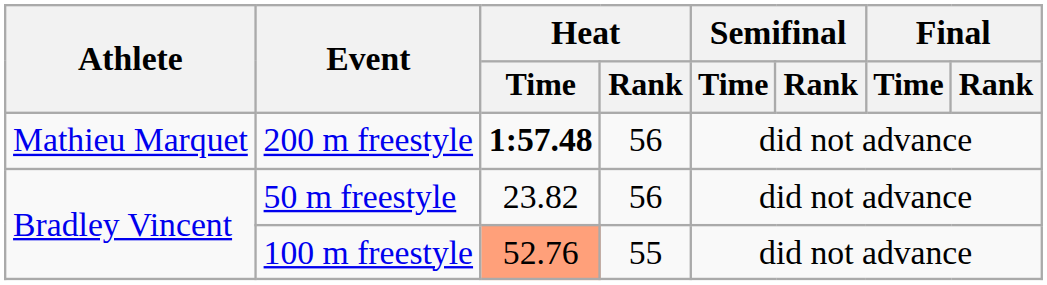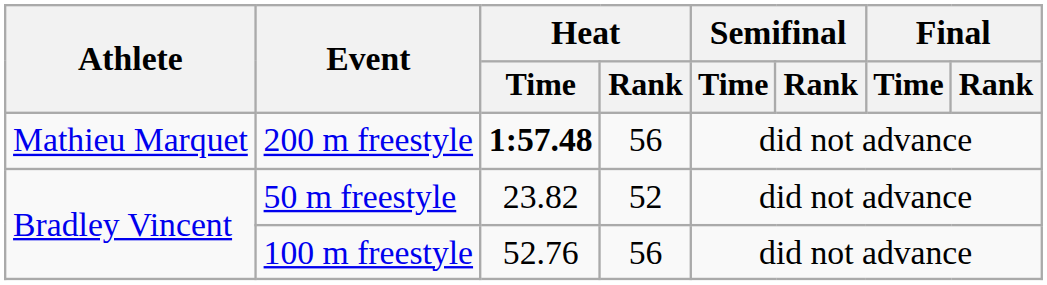(645, 196) 56 -> (645, 196) 52
(541, 251) lightsalmon background -> (541, 251) no background
(645, 251) 55 -> (645, 251) 56
